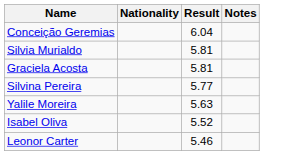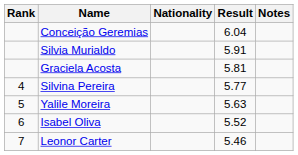+ column: (21, 13)
(202, 50) 5.81 -> (235, 50) 5.91
